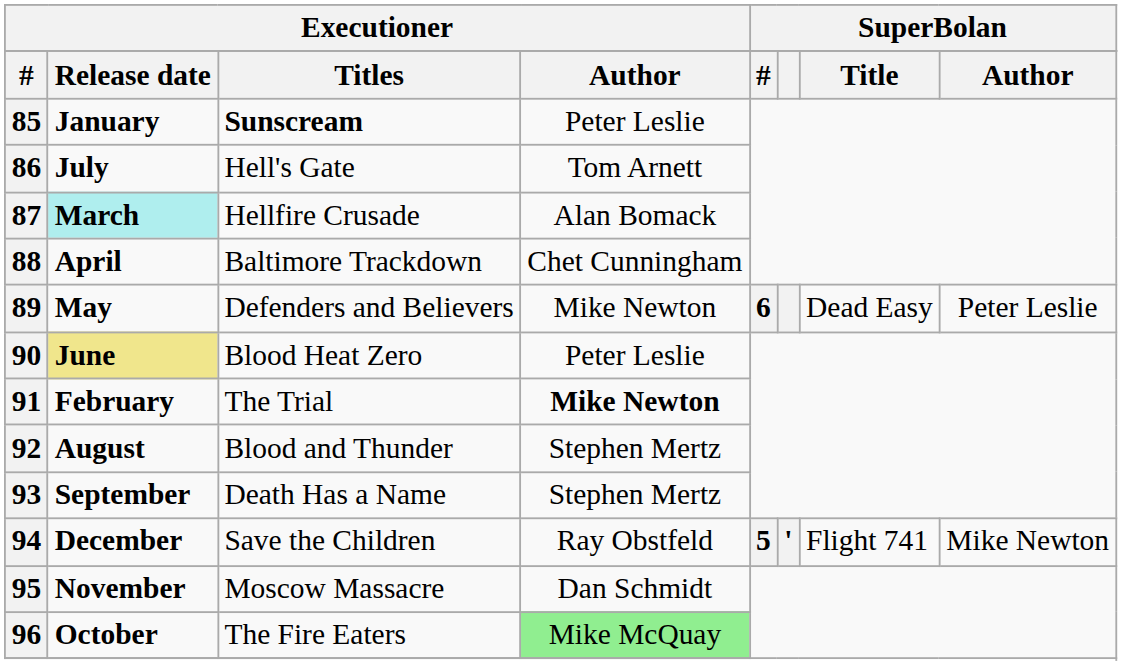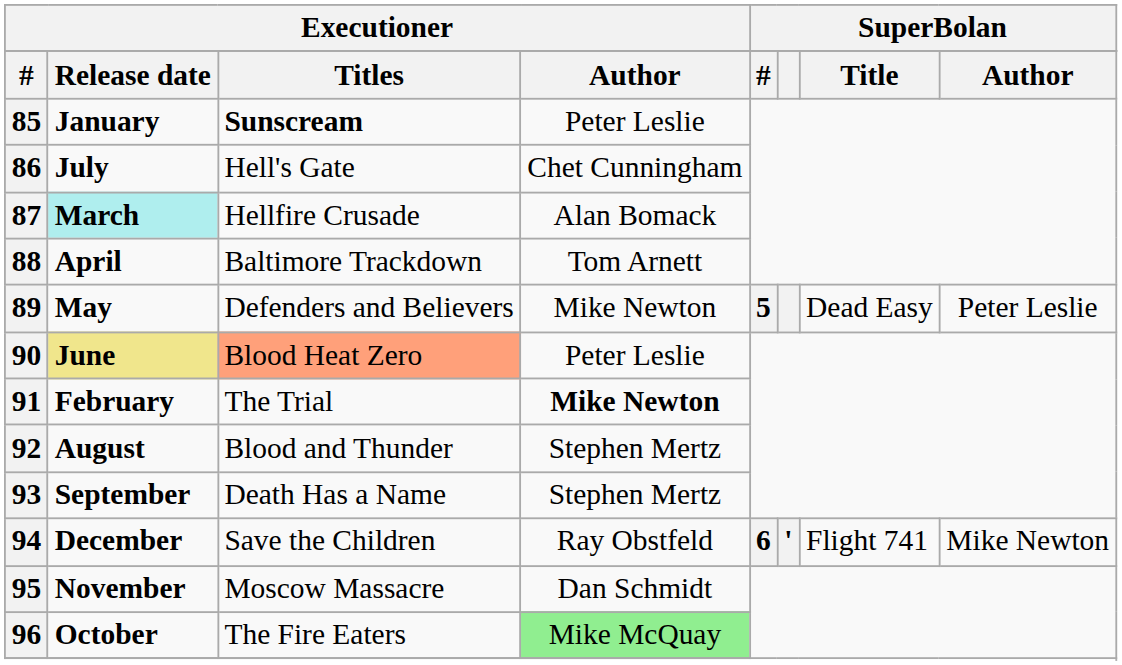(635, 167) Tom Arnett -> (635, 167) Chet Cunningham
(635, 261) Chet Cunningham -> (635, 261) Tom Arnett
(763, 307) 6 -> (763, 307) 5
(323, 354) no background -> (323, 354) lightsalmon background
(763, 541) 5 -> (763, 541) 6
